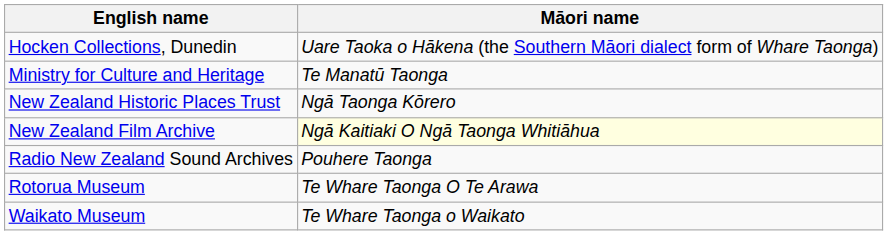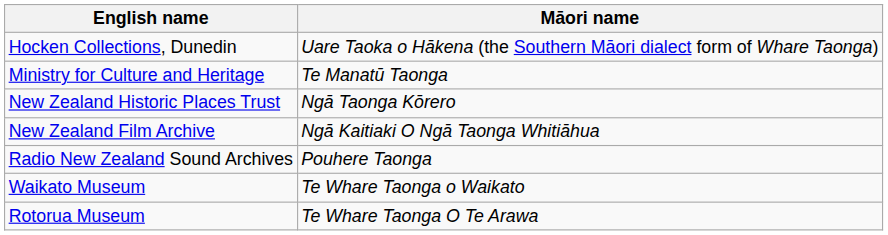(450, 131) lightyellow background -> (450, 131) no background
rows swapped: (77, 187) <-> (77, 215)
